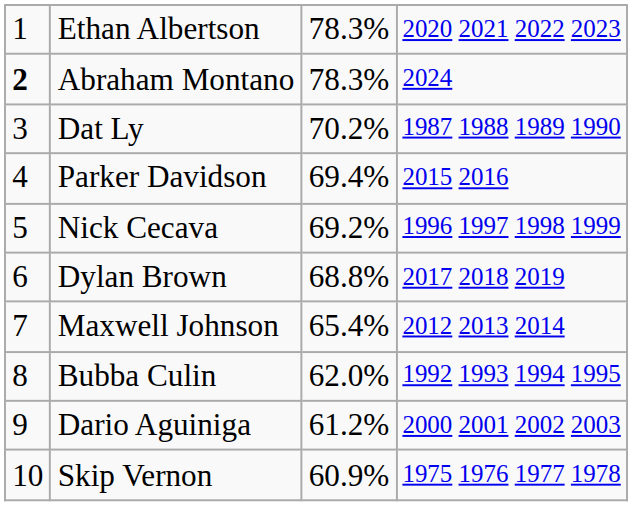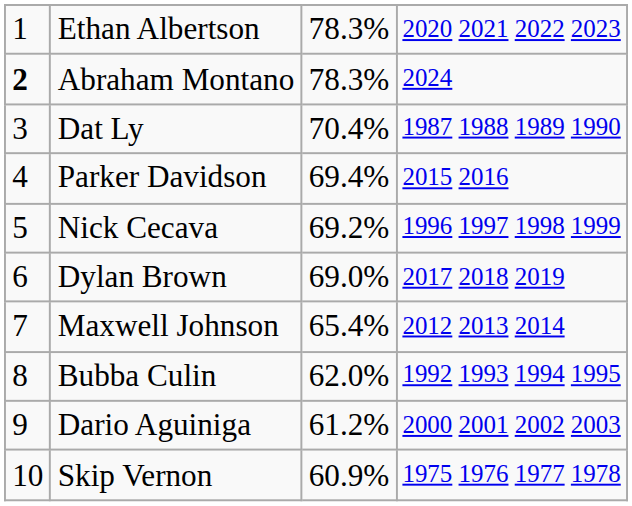(349, 128) 70.2% -> (349, 128) 70.4%
(349, 276) 68.8% -> (349, 276) 69.0%
